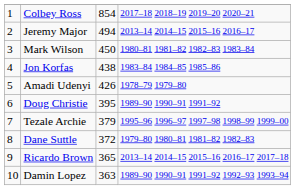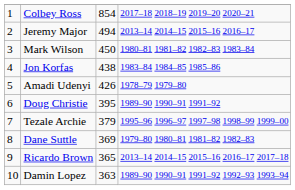(107, 139) 372 -> (107, 139) 369
